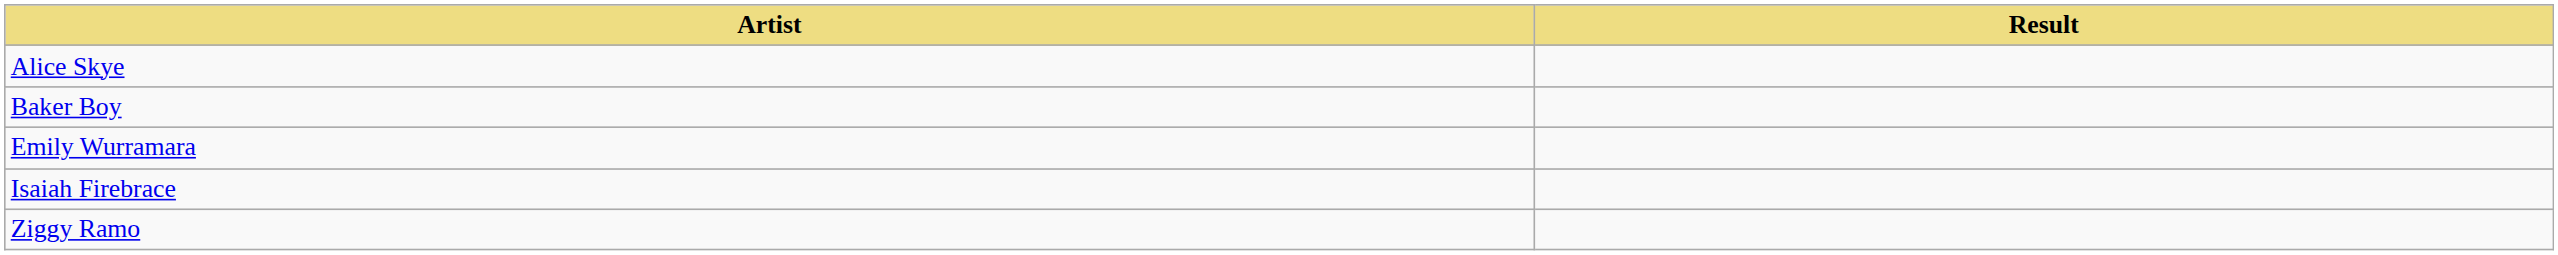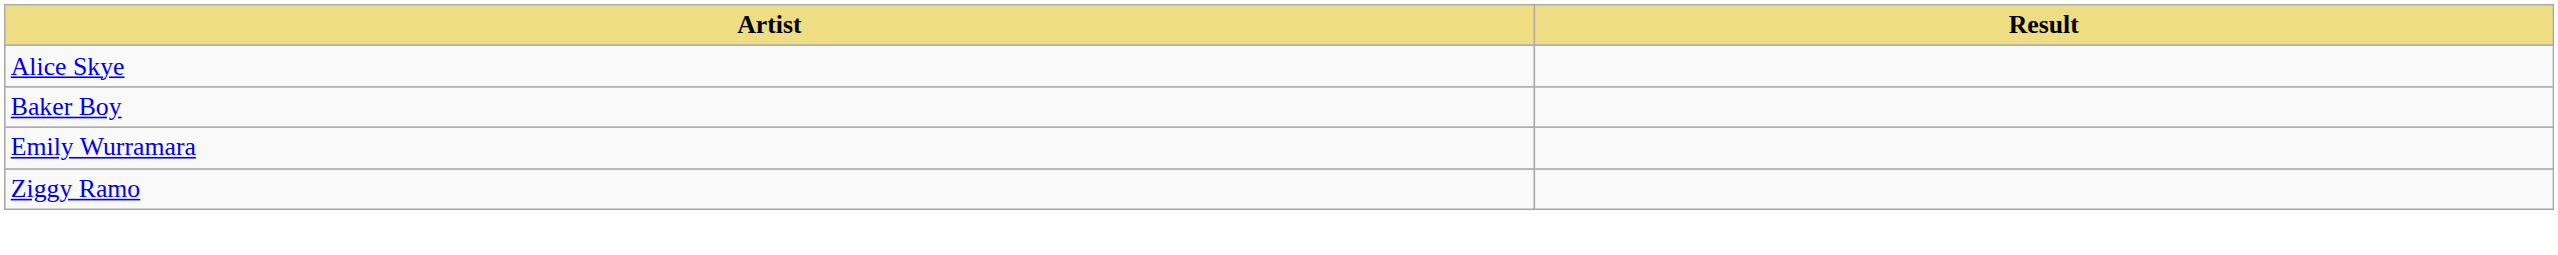- row: (93, 188)
